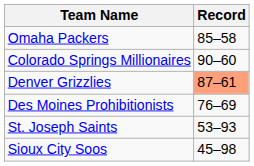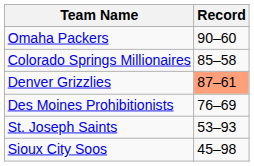(217, 37) 85–58 -> (217, 37) 90–60
(217, 60) 90–60 -> (217, 60) 85–58
